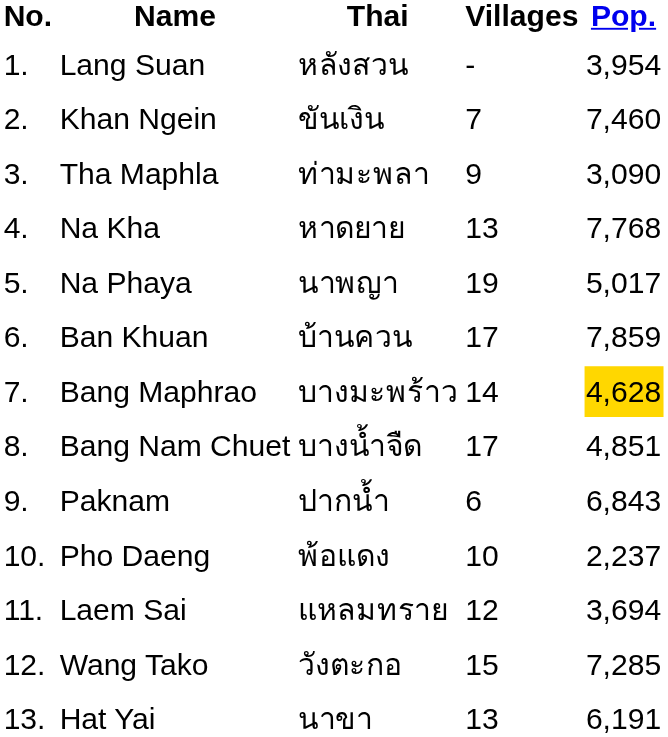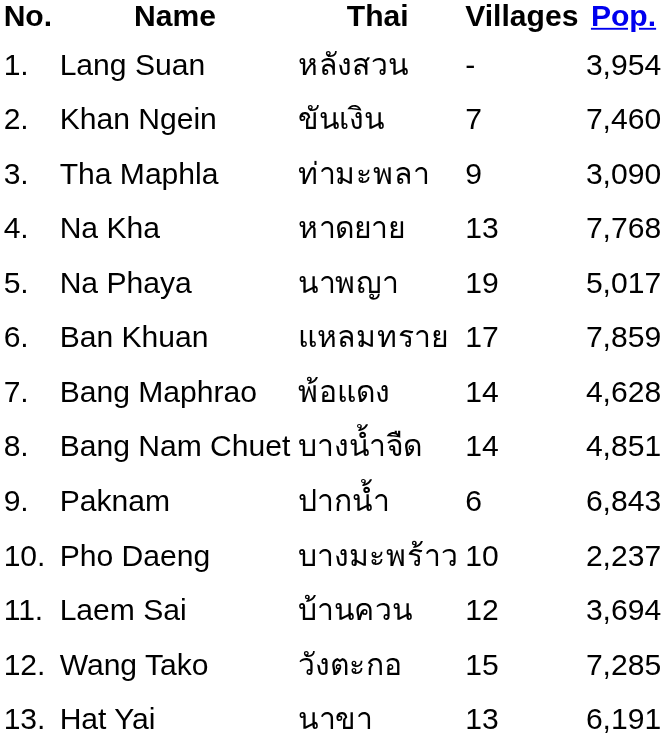(355, 337) บ้านควน -> (373, 337) แหลมทราย
(378, 392) บางมะพร้าว -> (344, 392) พ้อแดง
(624, 391) gold background -> (624, 391) no background
(482, 445) 17 -> (482, 445) 14
(344, 555) พ้อแดง -> (378, 555) บางมะพร้าว
(373, 610) แหลมทราย -> (355, 610) บ้านควน
